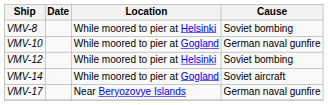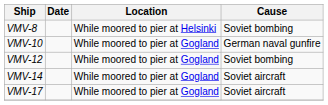(145, 60) While moored to pier at Helsinki -> (146, 60) While moored to pier at Gogland
(130, 92) Near Beryozovye Islands -> (146, 92) While moored to pier at Gogland
(272, 92) German naval gunfire -> (254, 92) Soviet aircraft
